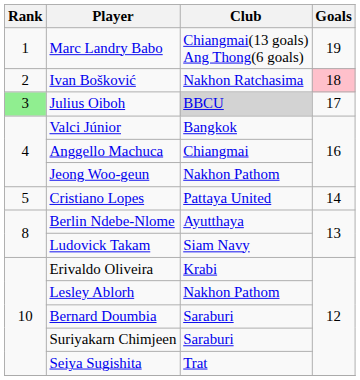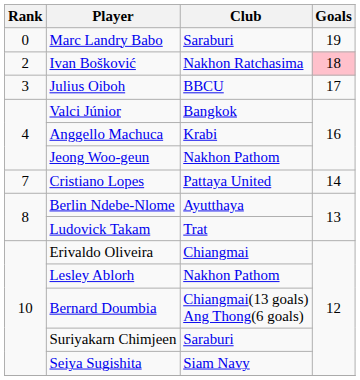(25, 48) 1 -> (25, 39) 0
(246, 48) Chiangmai(13 goals) Ang Thong(6 goals) -> (208, 39) Saraburi
(25, 103) lightgreen background -> (25, 87) no background
(203, 103) lightgrey background -> (203, 87) no background
(216, 151) Chiangmai -> (200, 134) Krabi
(25, 198) 5 -> (25, 181) 7
(216, 245) Siam Navy -> (195, 228) Trat
(200, 269) Krabi -> (216, 252) Chiangmai
(208, 316) Saraburi -> (246, 307) Chiangmai(13 goals) Ang Thong(6 goals)
(195, 363) Trat -> (216, 363) Siam Navy
